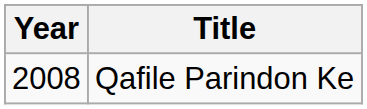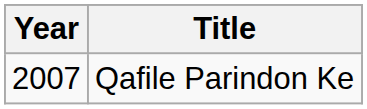(46, 77) 2008 -> (46, 77) 2007
